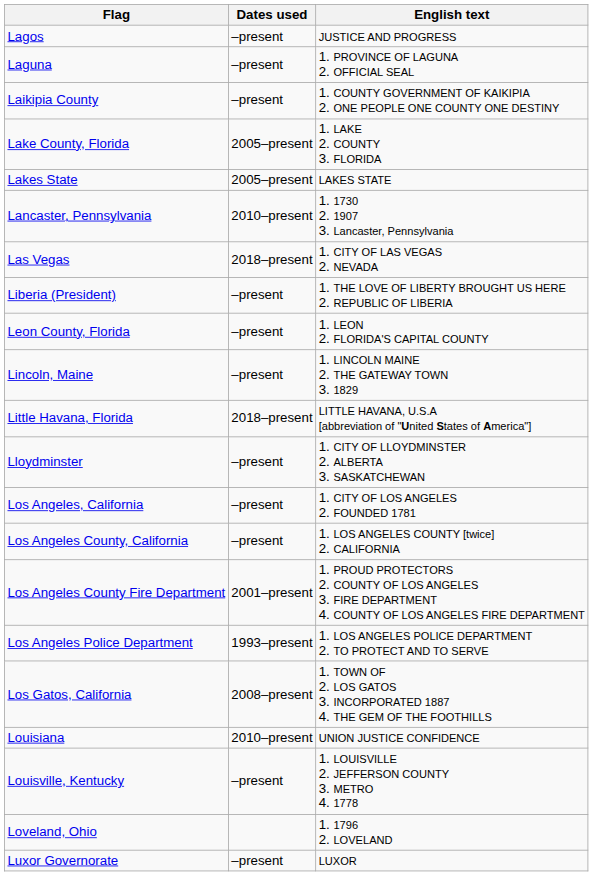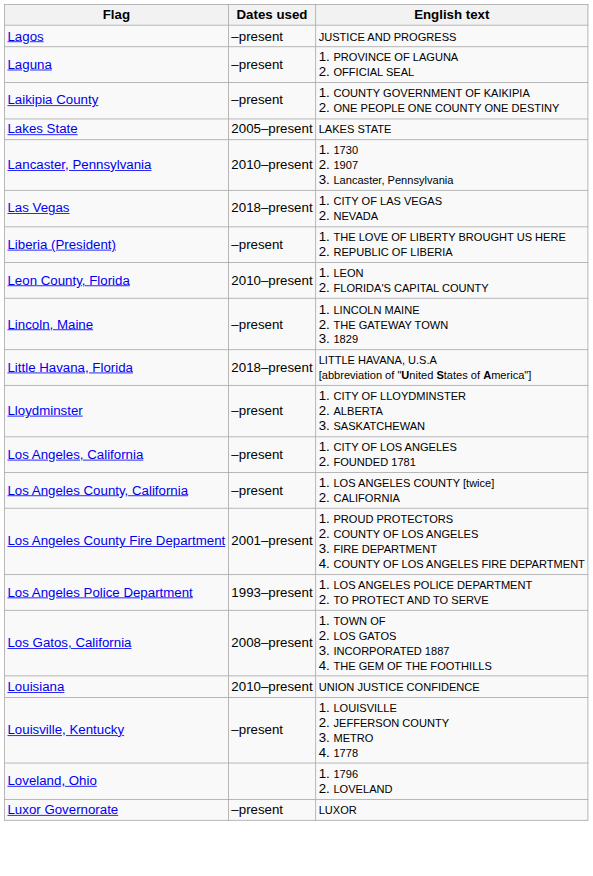- row: (68, 144)
(257, 331) –present -> (272, 280) 2010–present
